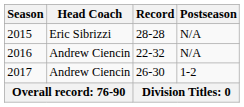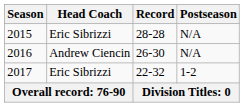(150, 53) 22-32 -> (150, 53) 26-30
(90, 72) Andrew Ciencin -> (80, 72) Eric Sibrizzi
(150, 72) 26-30 -> (150, 72) 22-32
